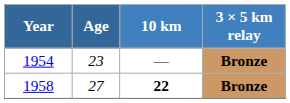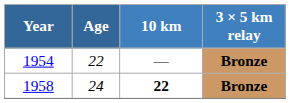(96, 60) 23 -> (96, 60) 22
(96, 86) 27 -> (96, 86) 24
